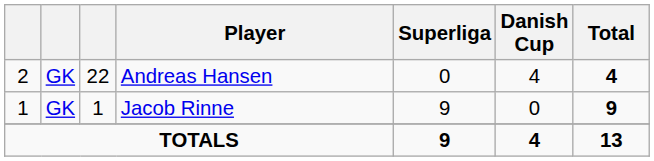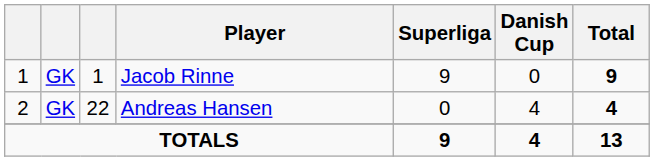rows swapped: (177, 108) <-> (197, 76)
